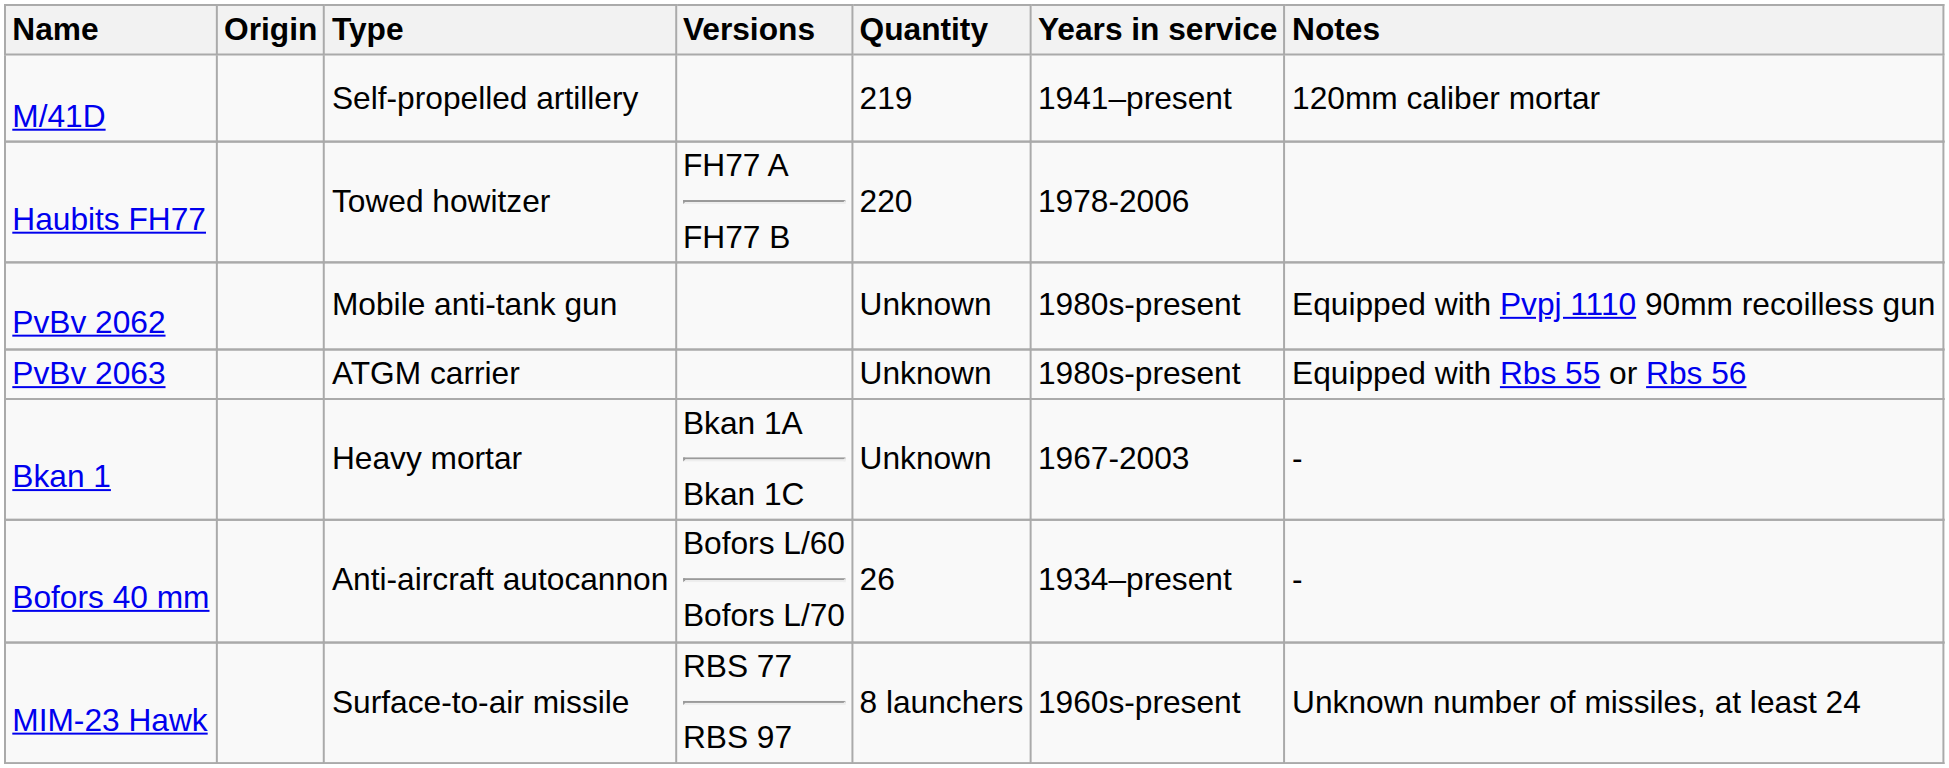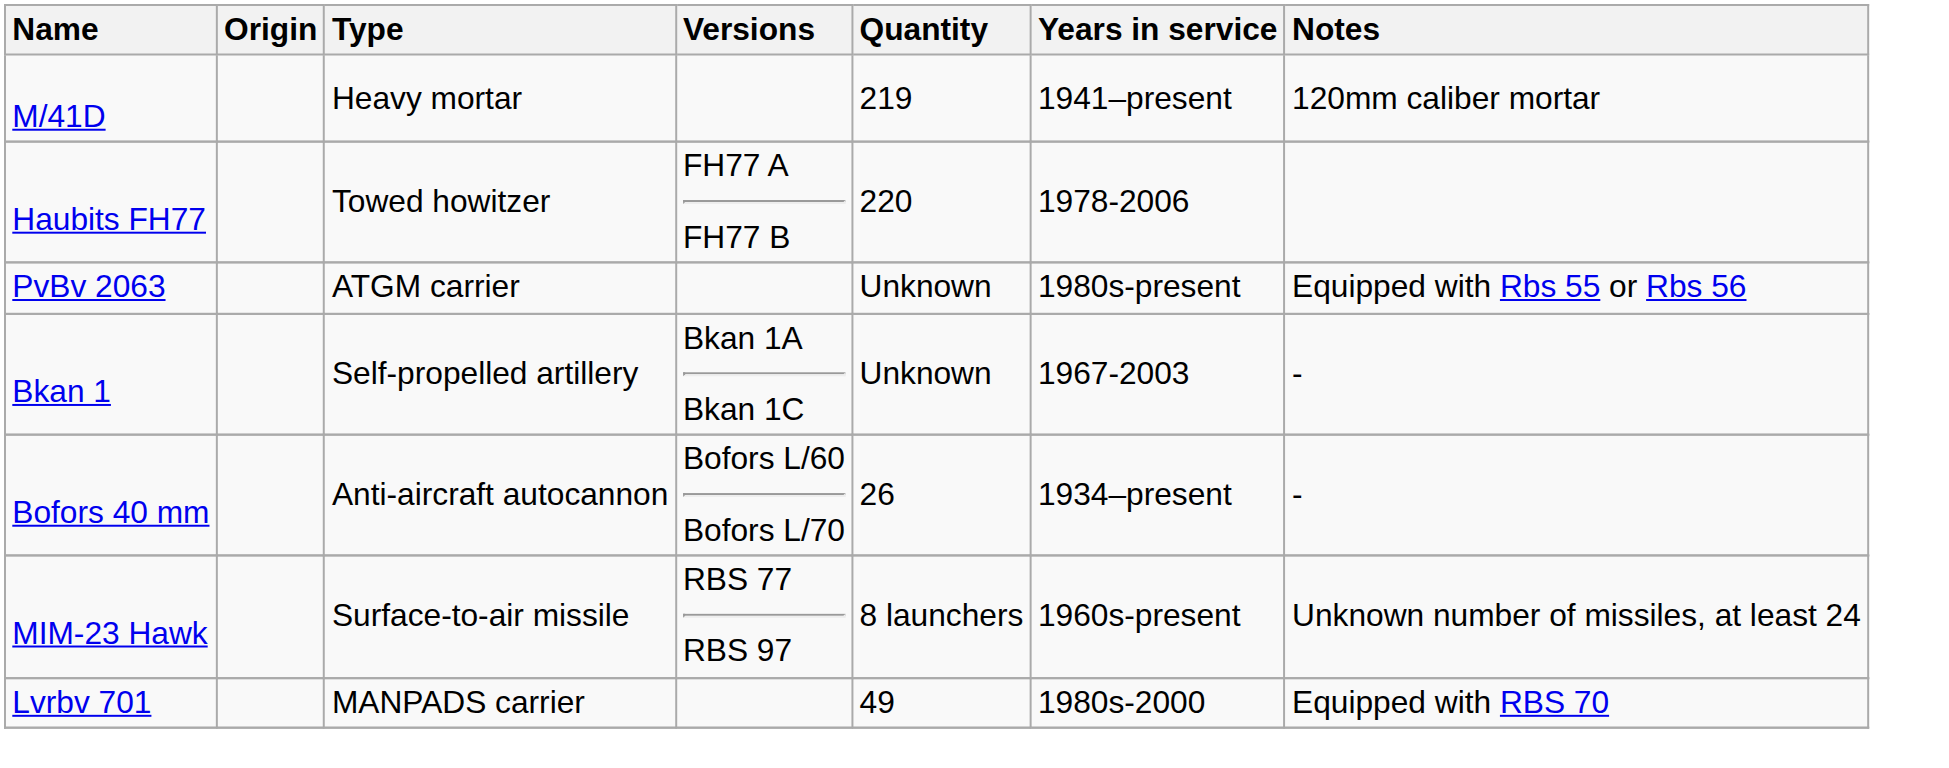(485, 97) Self-propelled artillery -> (427, 97) Heavy mortar
- row: (89, 322)
(427, 459) Heavy mortar -> (485, 373) Self-propelled artillery
+ row: (82, 702)
